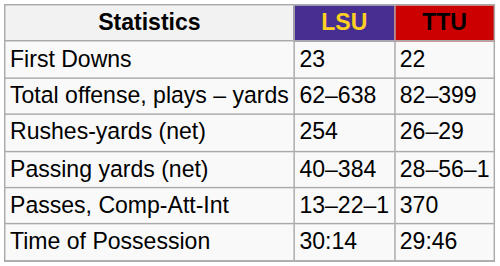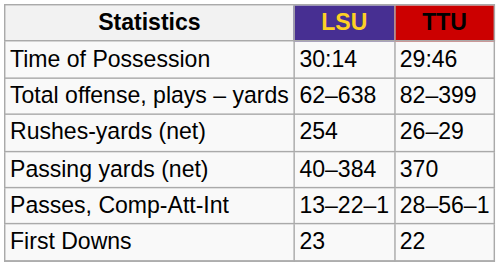rows swapped: (71, 59) <-> (110, 242)
(445, 168) 28–56–1 -> (419, 168) 370
(419, 205) 370 -> (445, 205) 28–56–1
